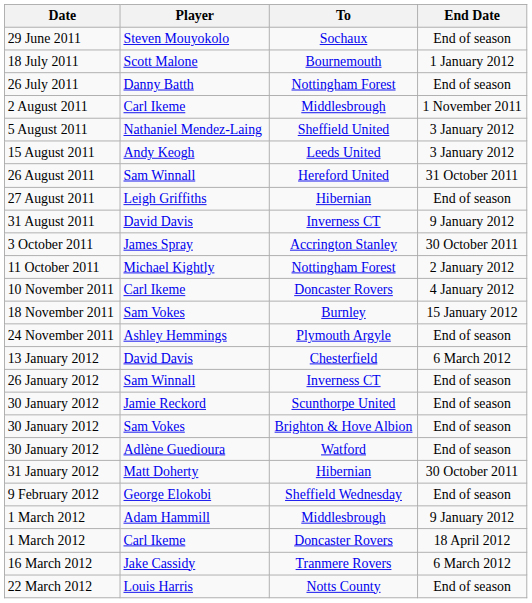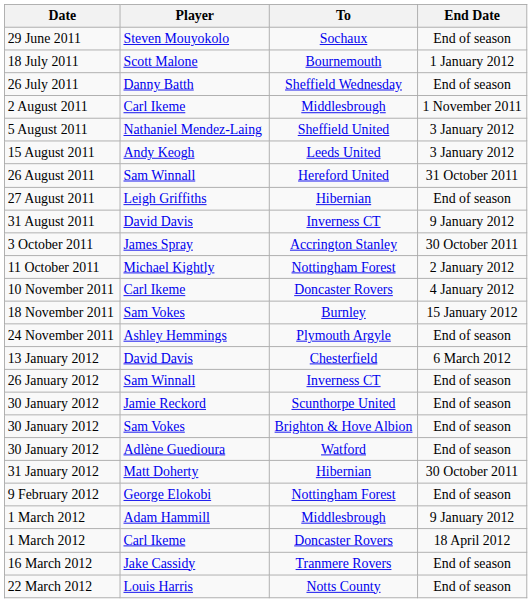(344, 84) Nottingham Forest -> (344, 84) Sheffield Wednesday
(344, 495) Sheffield Wednesday -> (344, 495) Nottingham Forest
(472, 563) 6 March 2012 -> (472, 563) End of season
